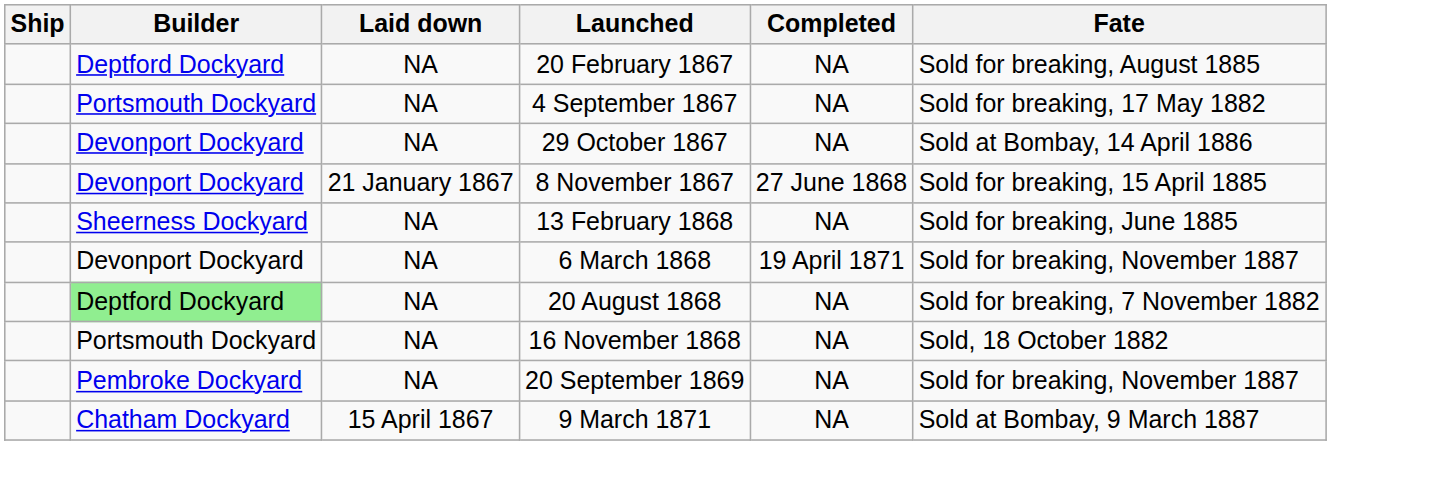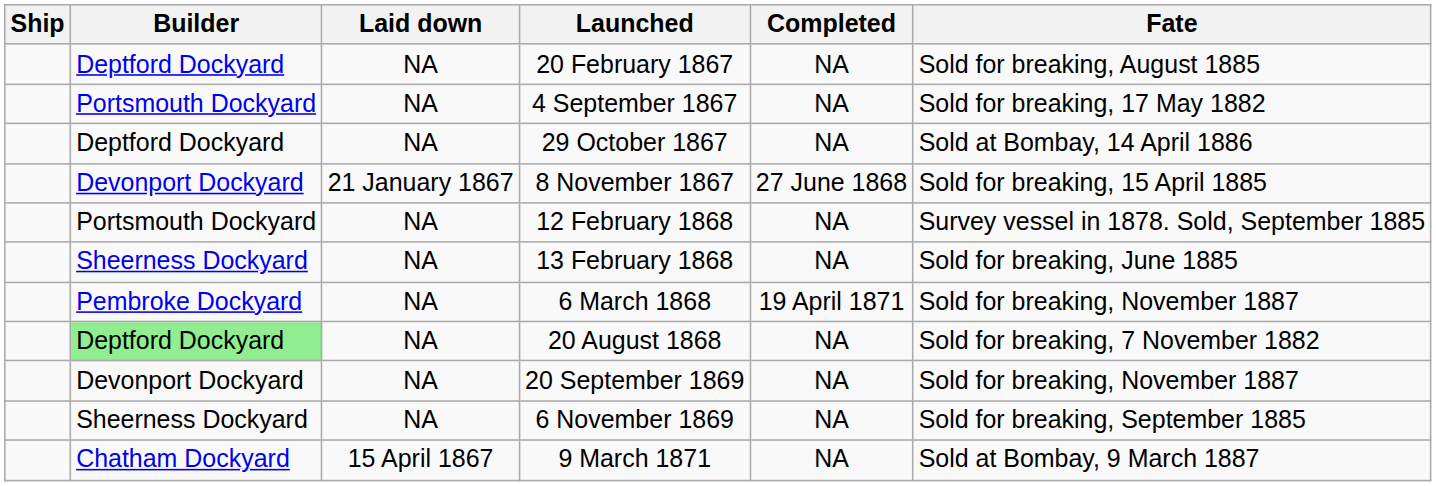(190, 143) Devonport Dockyard -> (180, 143) Deptford Dockyard
+ row: (635, 222)
(190, 261) Devonport Dockyard -> (189, 301) Pembroke Dockyard
- row: (635, 340)
(189, 380) Pembroke Dockyard -> (190, 380) Devonport Dockyard
+ row: (635, 420)
